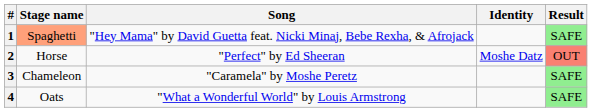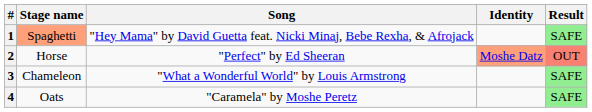(511, 55) no background -> (511, 55) lightsalmon background
(282, 76) "Caramela" by Moshe Peretz -> (282, 76) "What a Wonderful World" by Louis Armstrong
(282, 96) "What a Wonderful World" by Louis Armstrong -> (282, 96) "Caramela" by Moshe Peretz
